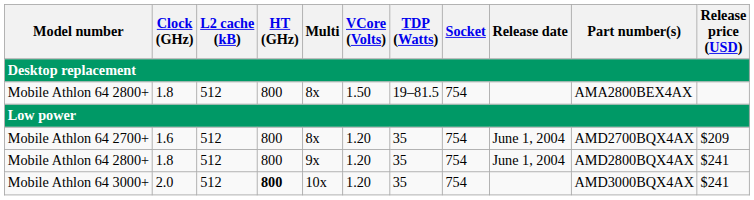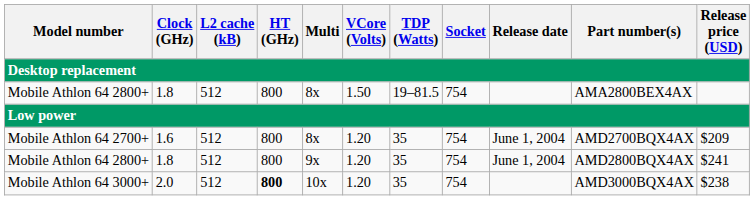(715, 183) $241 -> (715, 183) $238
